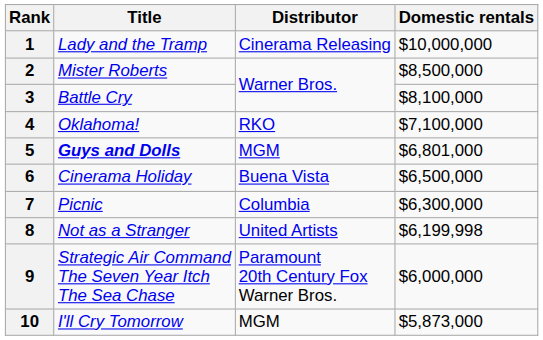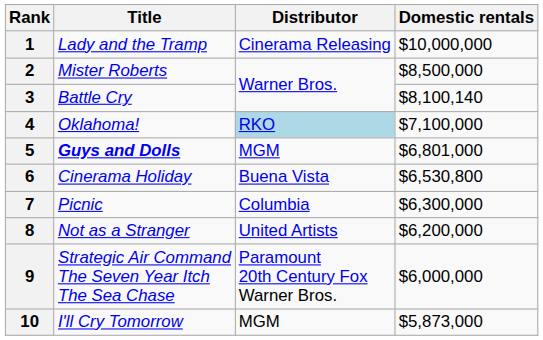(441, 97) $8,100,000 -> (441, 97) $8,100,140
(257, 124) no background -> (257, 124) lightblue background
(441, 177) $6,500,000 -> (441, 177) $6,530,800
(441, 230) $6,199,998 -> (441, 230) $6,200,000
